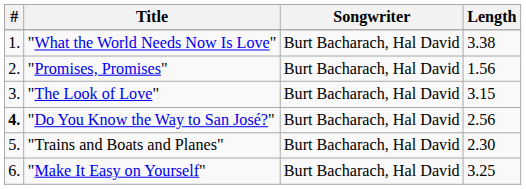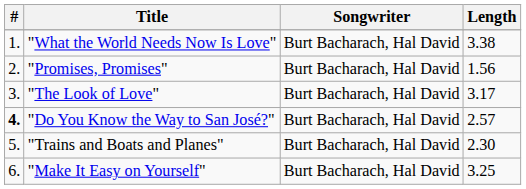(481, 94) 3.15 -> (481, 94) 3.17
(481, 119) 2.56 -> (481, 119) 2.57
